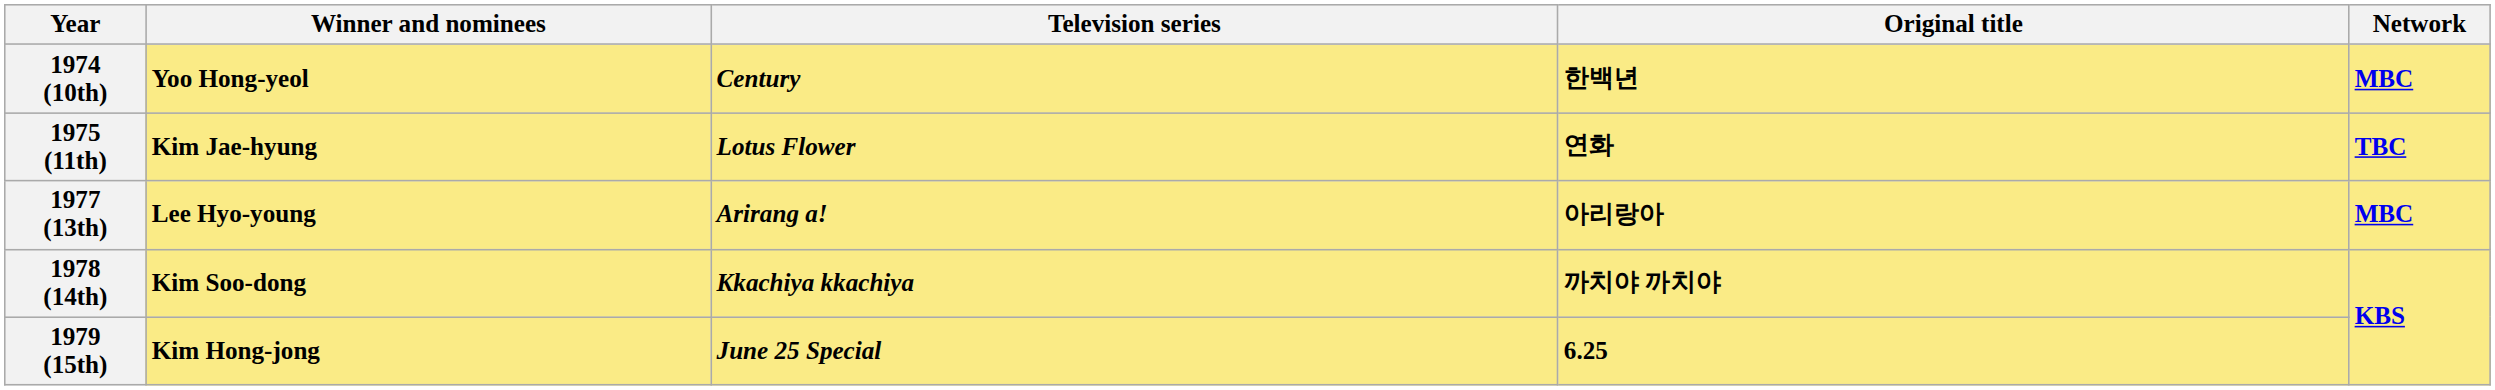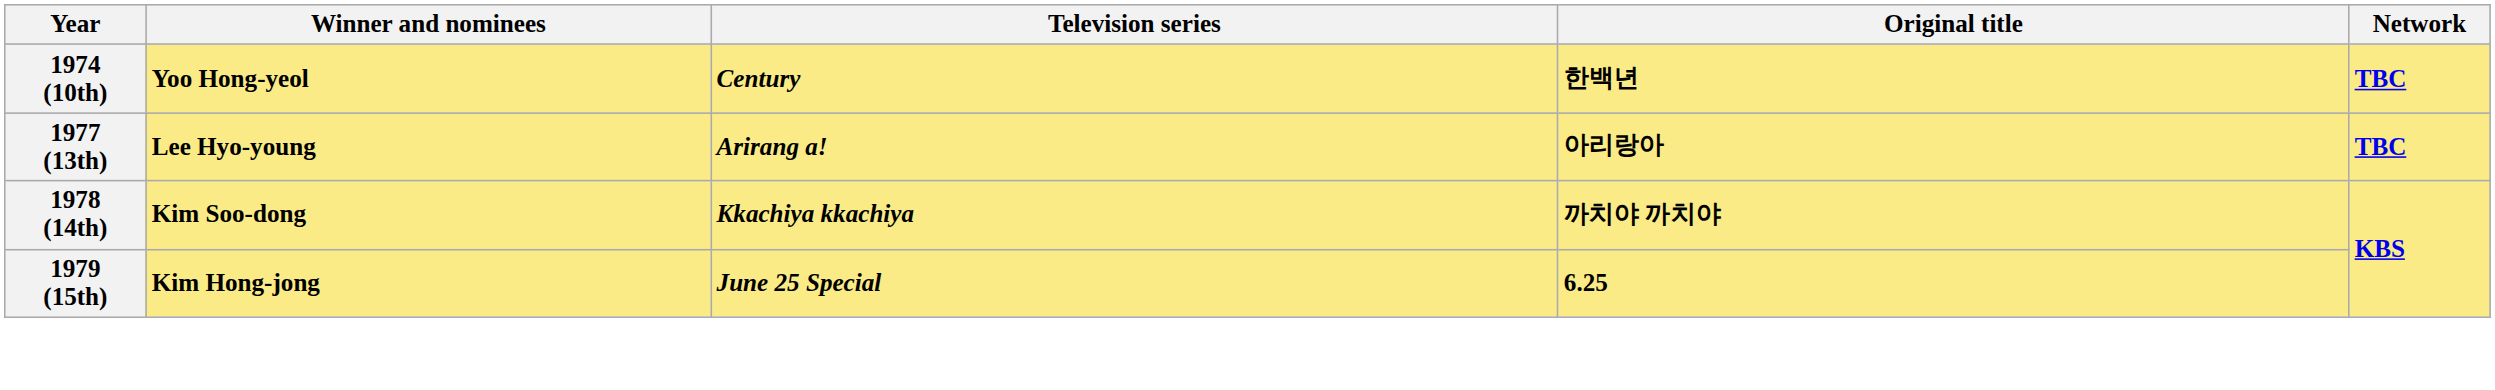(2384, 78) MBC -> (2380, 78) TBC
- row: (75, 146)
(2384, 214) MBC -> (2380, 146) TBC
